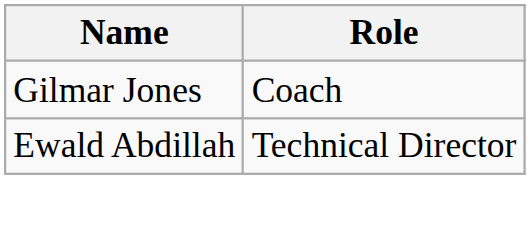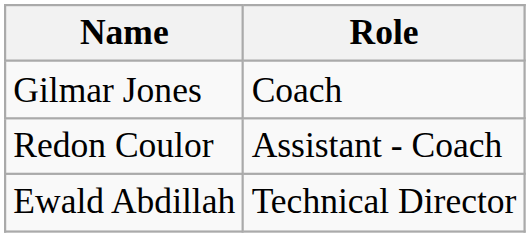+ row: (113, 145)
